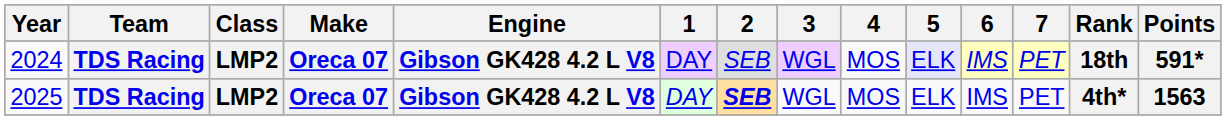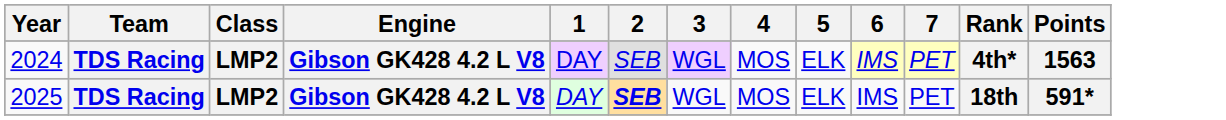- column: (339, 23)
(933, 60) lavender background -> (823, 60) no background
(1104, 60) 18th -> (994, 60) 4th*
(1180, 60) 591* -> (1070, 60) 1563
(1104, 97) 4th* -> (994, 97) 18th
(1180, 97) 1563 -> (1070, 97) 591*
